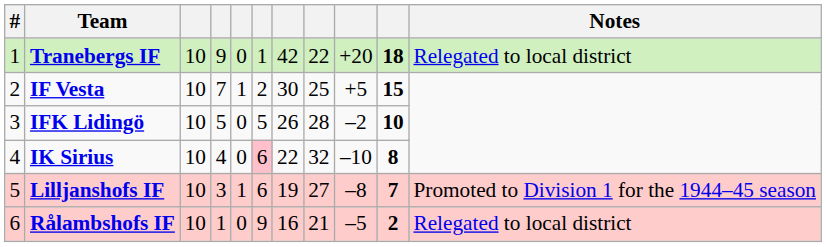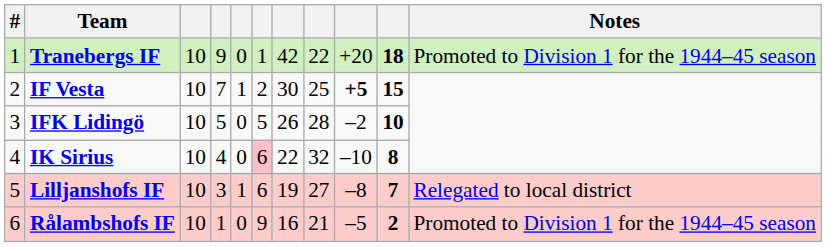(523, 55) Relegated to local district -> (615, 55) Promoted to Division 1 for the 1944–45 season
(356, 88) normal -> (356, 88) bold
(615, 190) Promoted to Division 1 for the 1944–45 season -> (523, 190) Relegated to local district
(523, 223) Relegated to local district -> (615, 223) Promoted to Division 1 for the 1944–45 season
